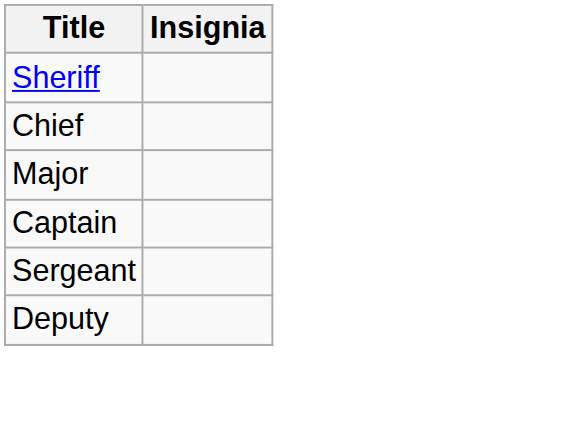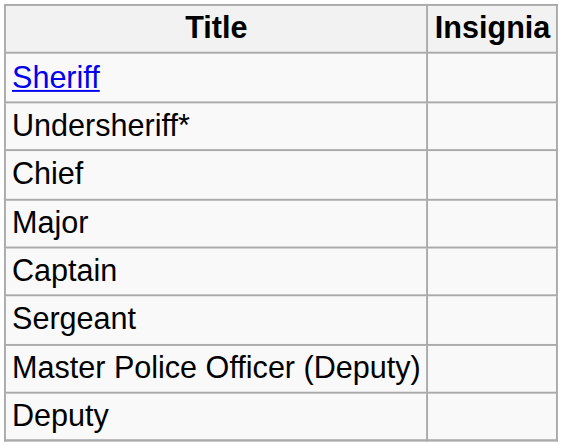+ row: (101, 125)
+ row: (216, 367)
